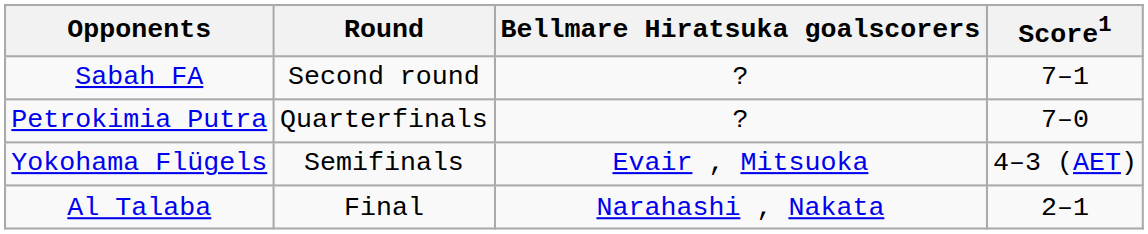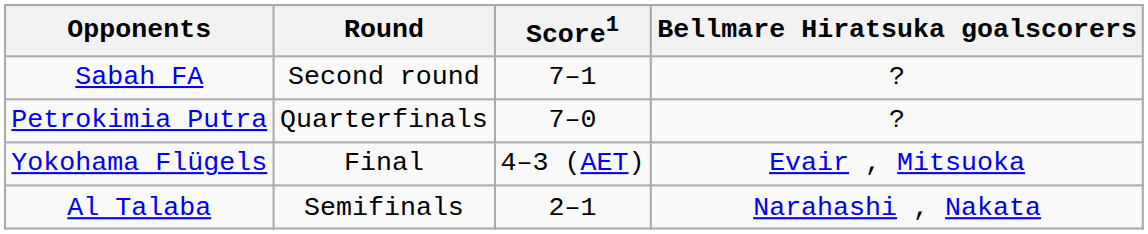columns swapped: (1065, 30) <-> (740, 30)
(384, 164) Semifinals -> (384, 164) Final
(384, 207) Final -> (384, 207) Semifinals
